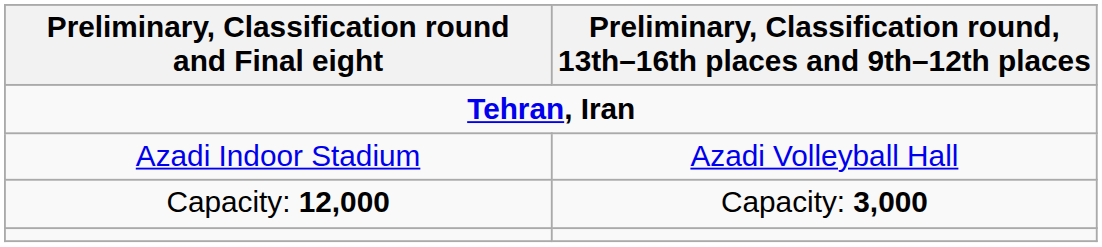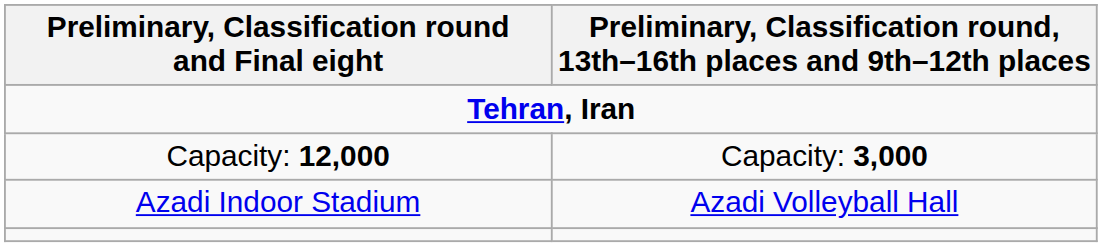rows swapped: (278, 155) <-> (278, 203)
